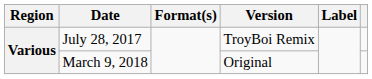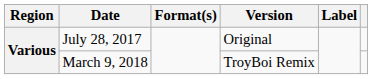(269, 39) TroyBoi Remix -> (248, 39) Original
(248, 62) Original -> (269, 62) TroyBoi Remix
